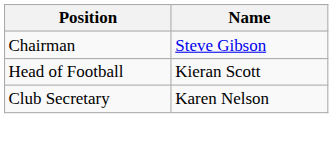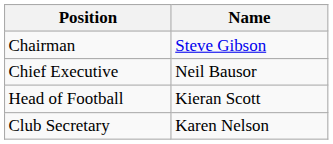+ row: (63, 71)
